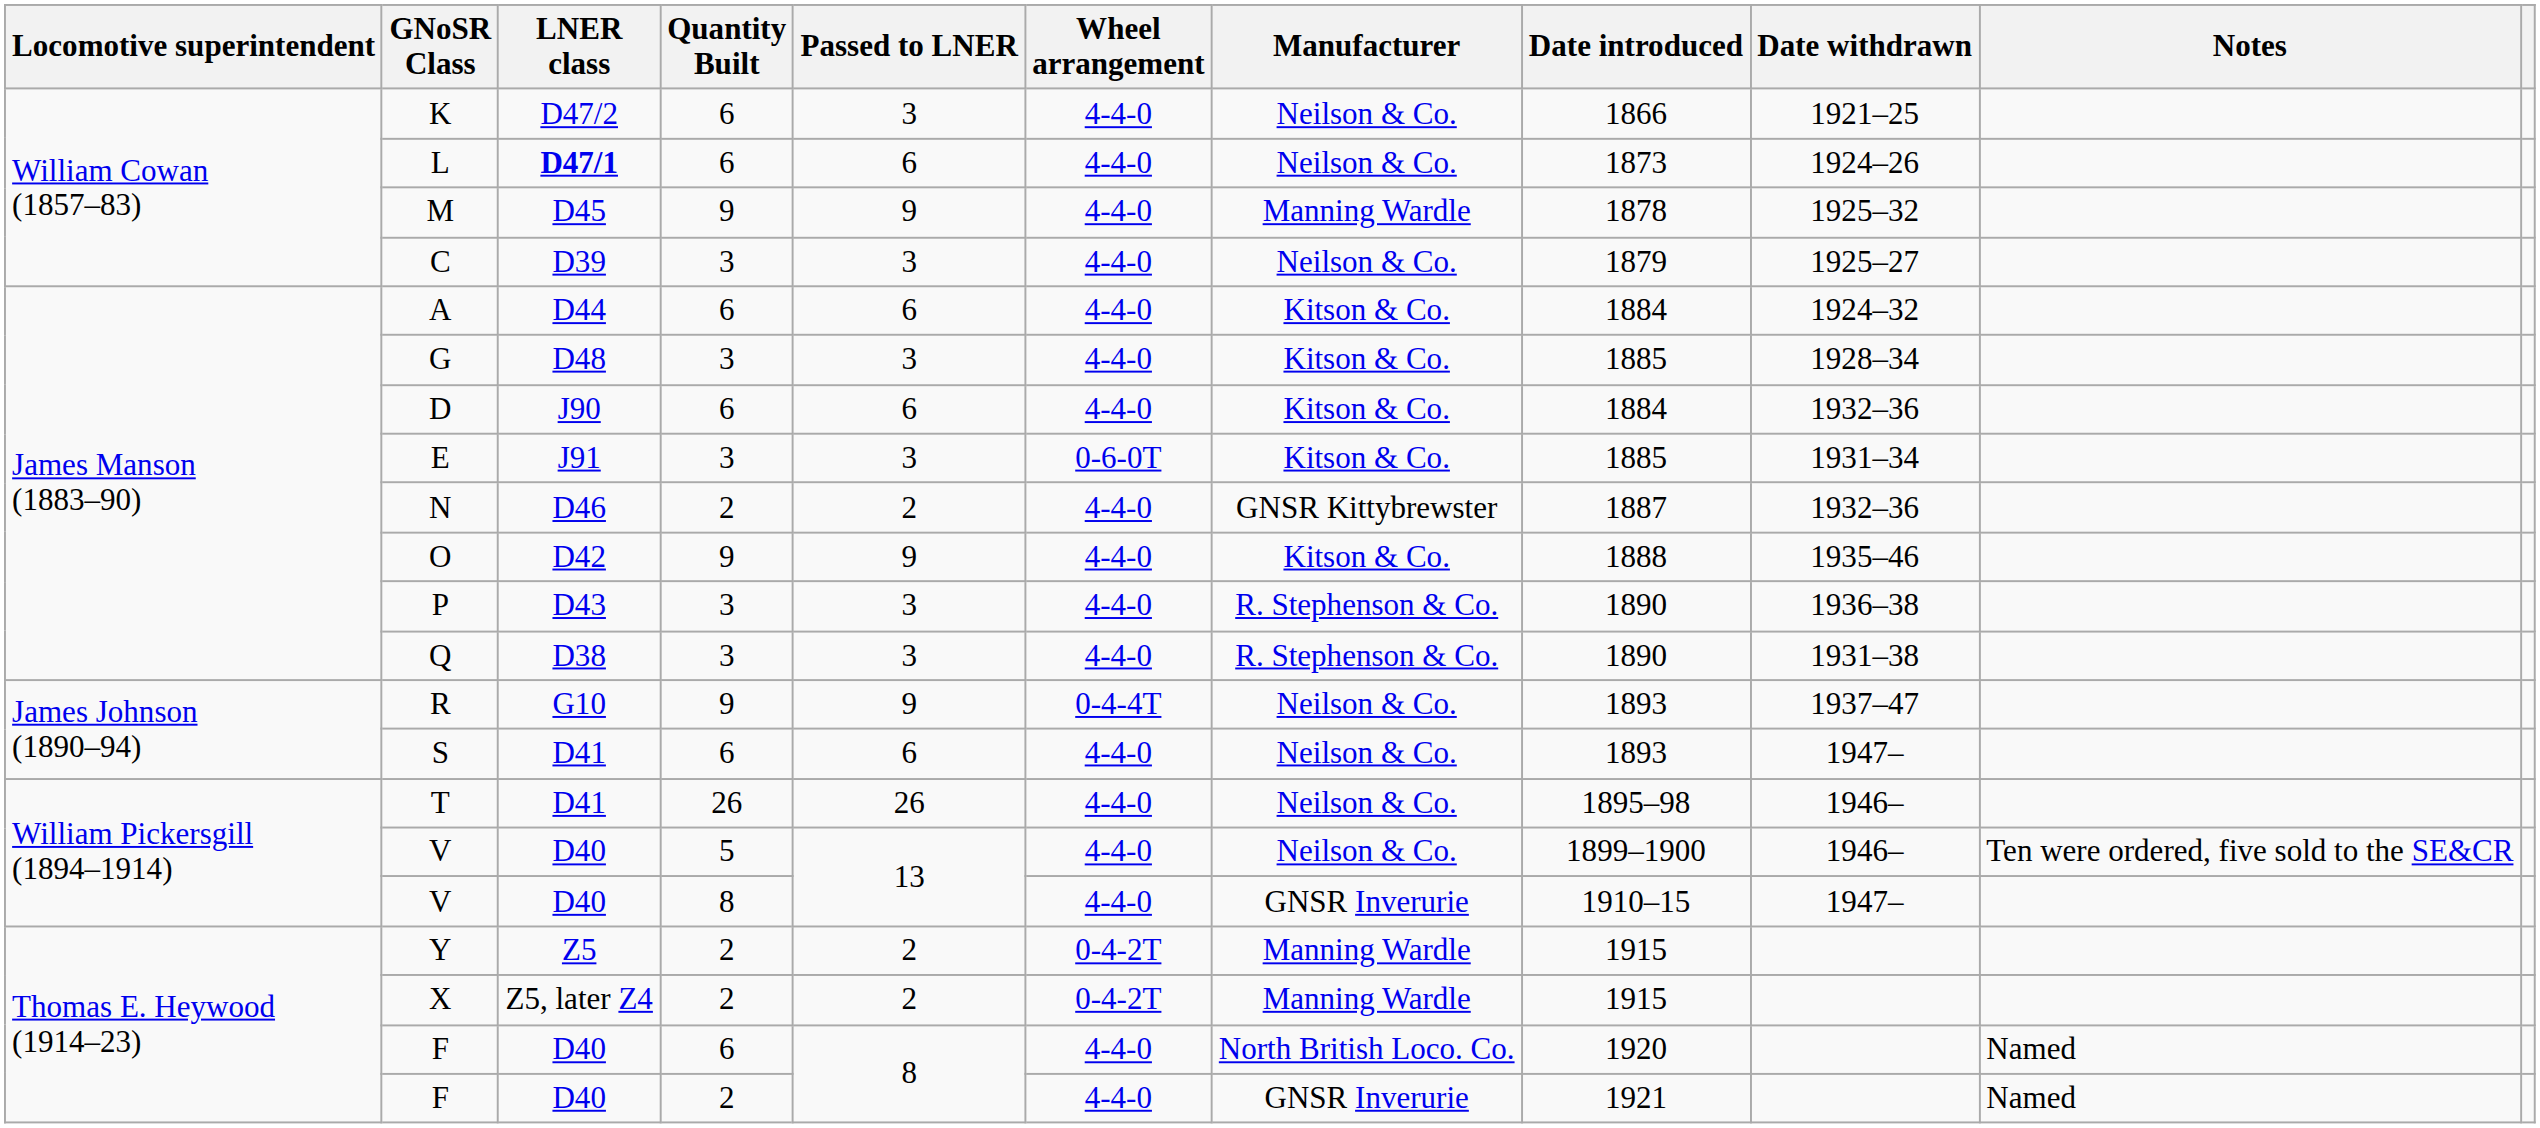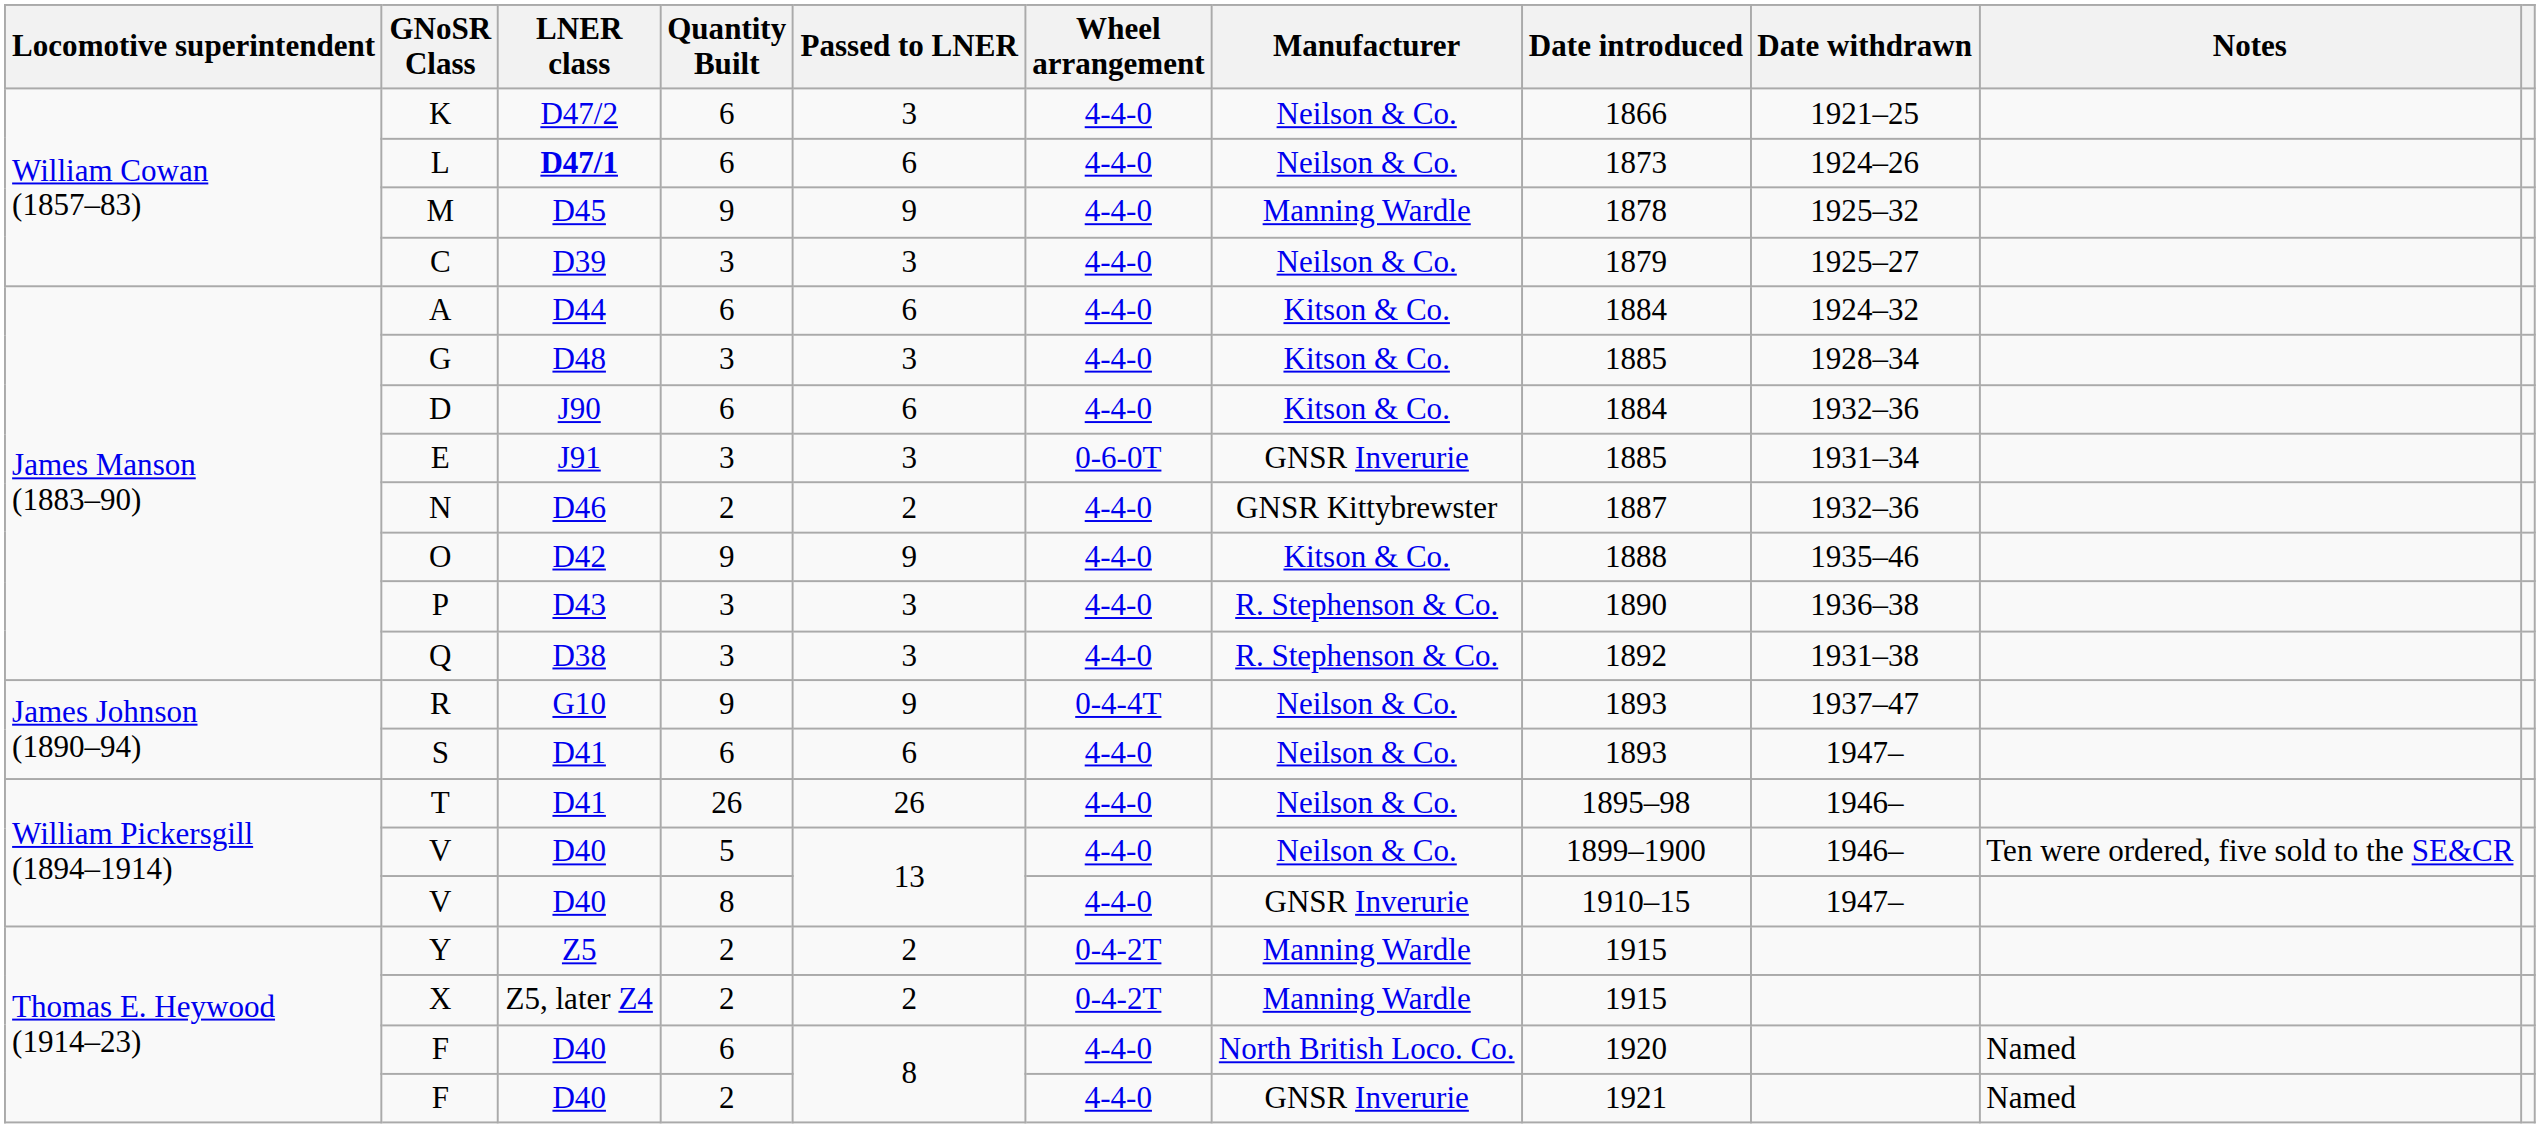(1367, 457) Kitson & Co. -> (1367, 457) GNSR Inverurie
(1636, 654) 1890 -> (1636, 654) 1892
